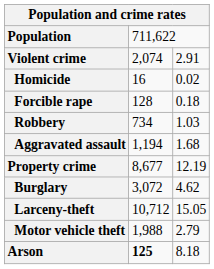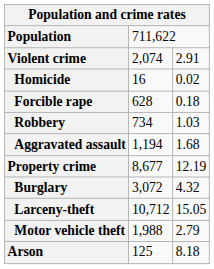(142, 101) 128 -> (142, 101) 628
(188, 187) 4.62 -> (188, 187) 4.32
(142, 252) bold -> (142, 252) normal
